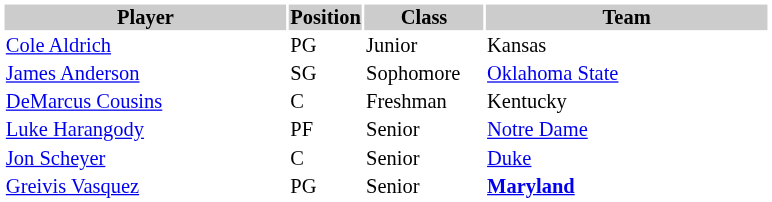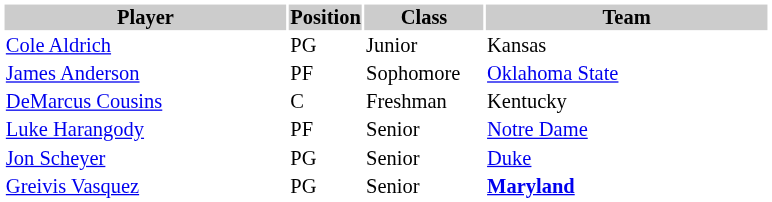(303, 73) SG -> (302, 73) PF
(297, 158) C -> (303, 158) PG
